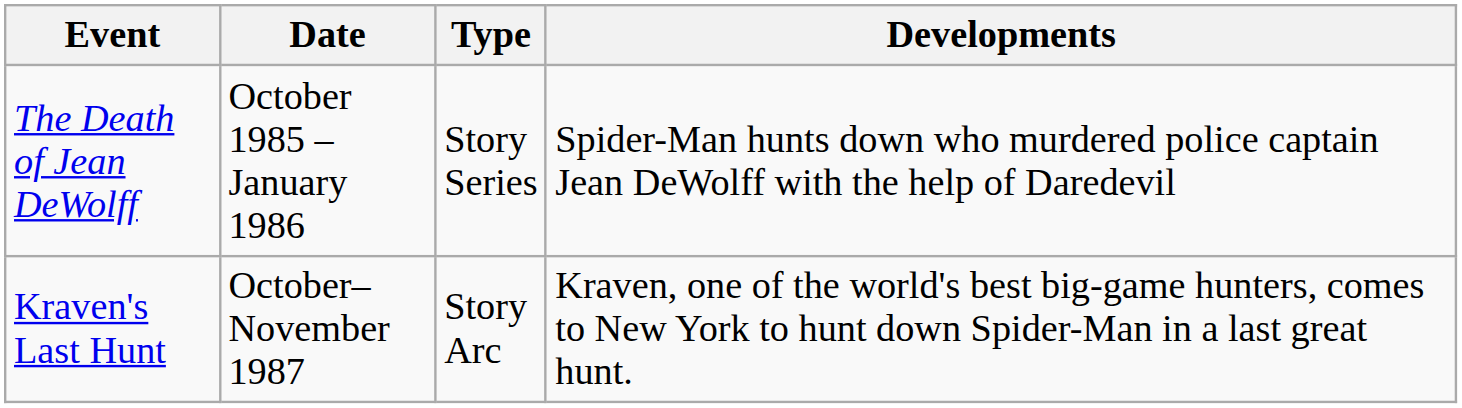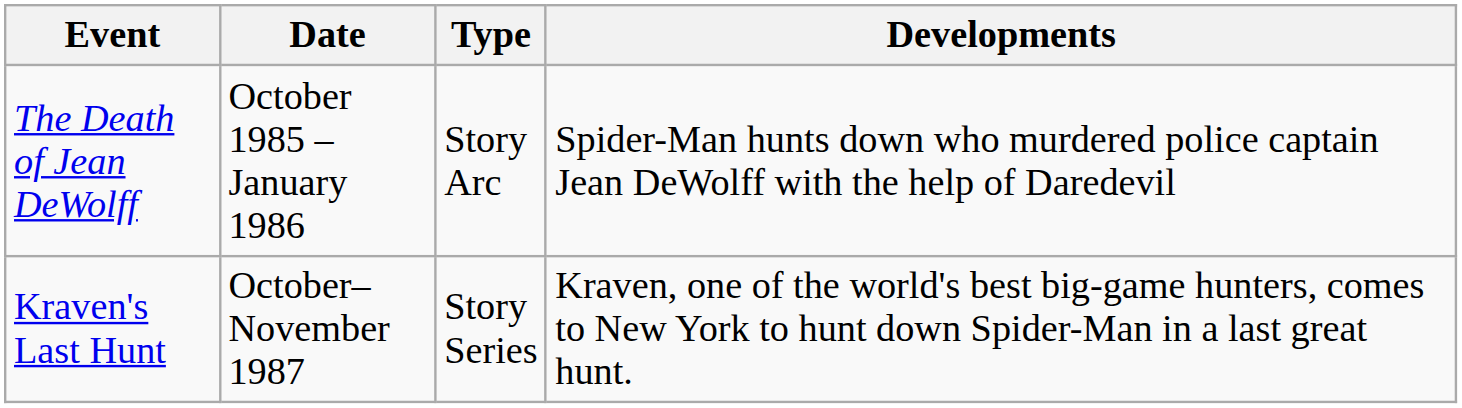(491, 159) Story Series -> (486, 159) Story Arc
(486, 328) Story Arc -> (491, 328) Story Series
